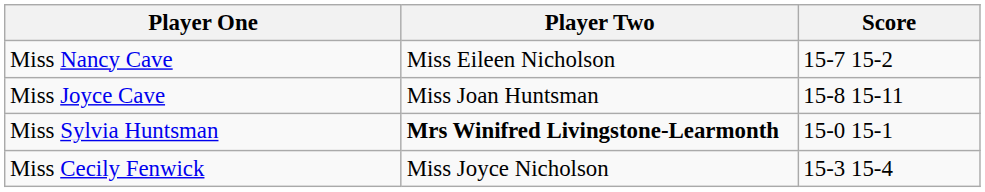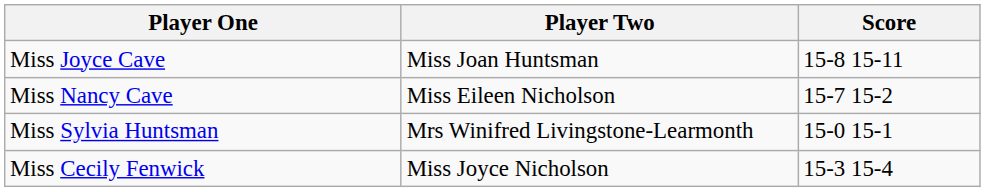rows swapped: (91, 58) <-> (88, 95)
(593, 131) bold -> (580, 131) normal
